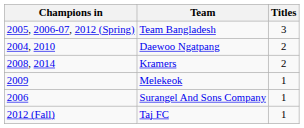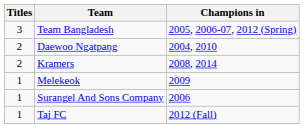columns swapped: (284, 13) <-> (71, 13)
